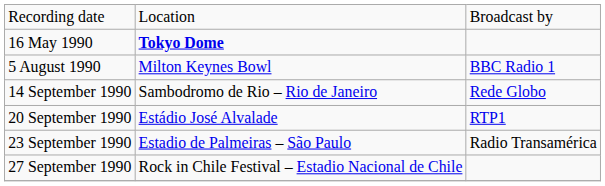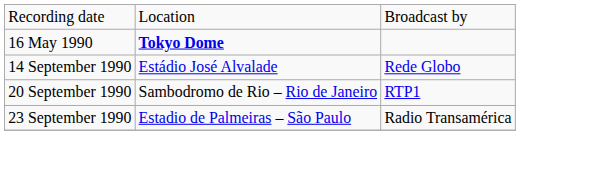- row: (54, 67)
(258, 92) Sambodromo de Rio – Rio de Janeiro -> (208, 67) Estádio José Alvalade
(208, 117) Estádio José Alvalade -> (258, 92) Sambodromo de Rio – Rio de Janeiro
- row: (70, 167)
